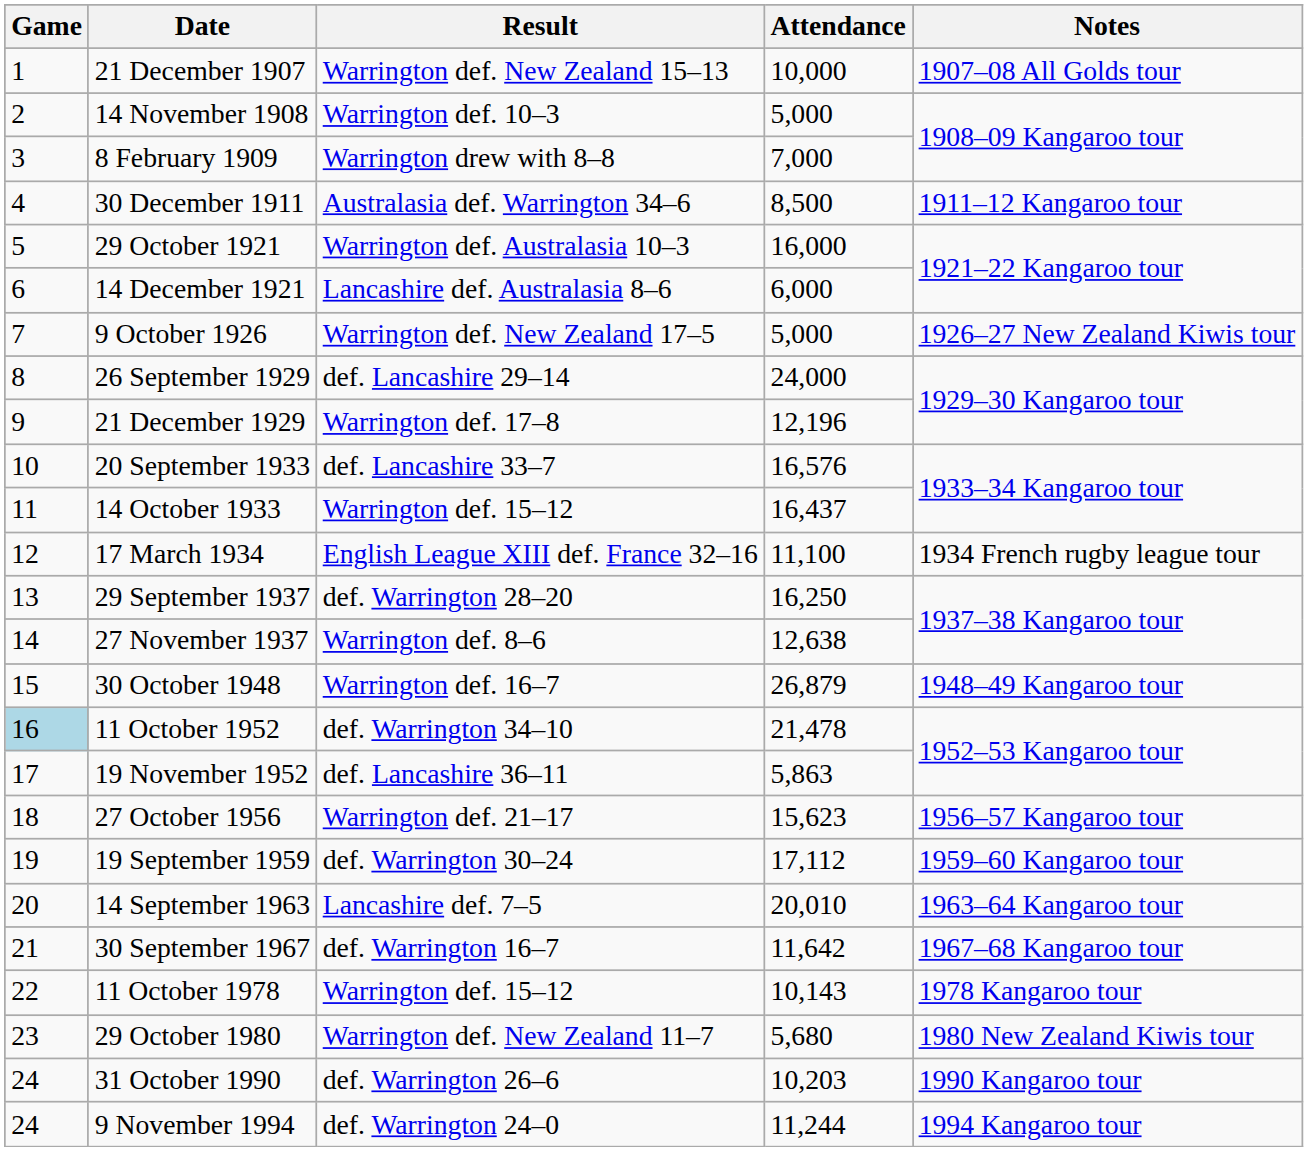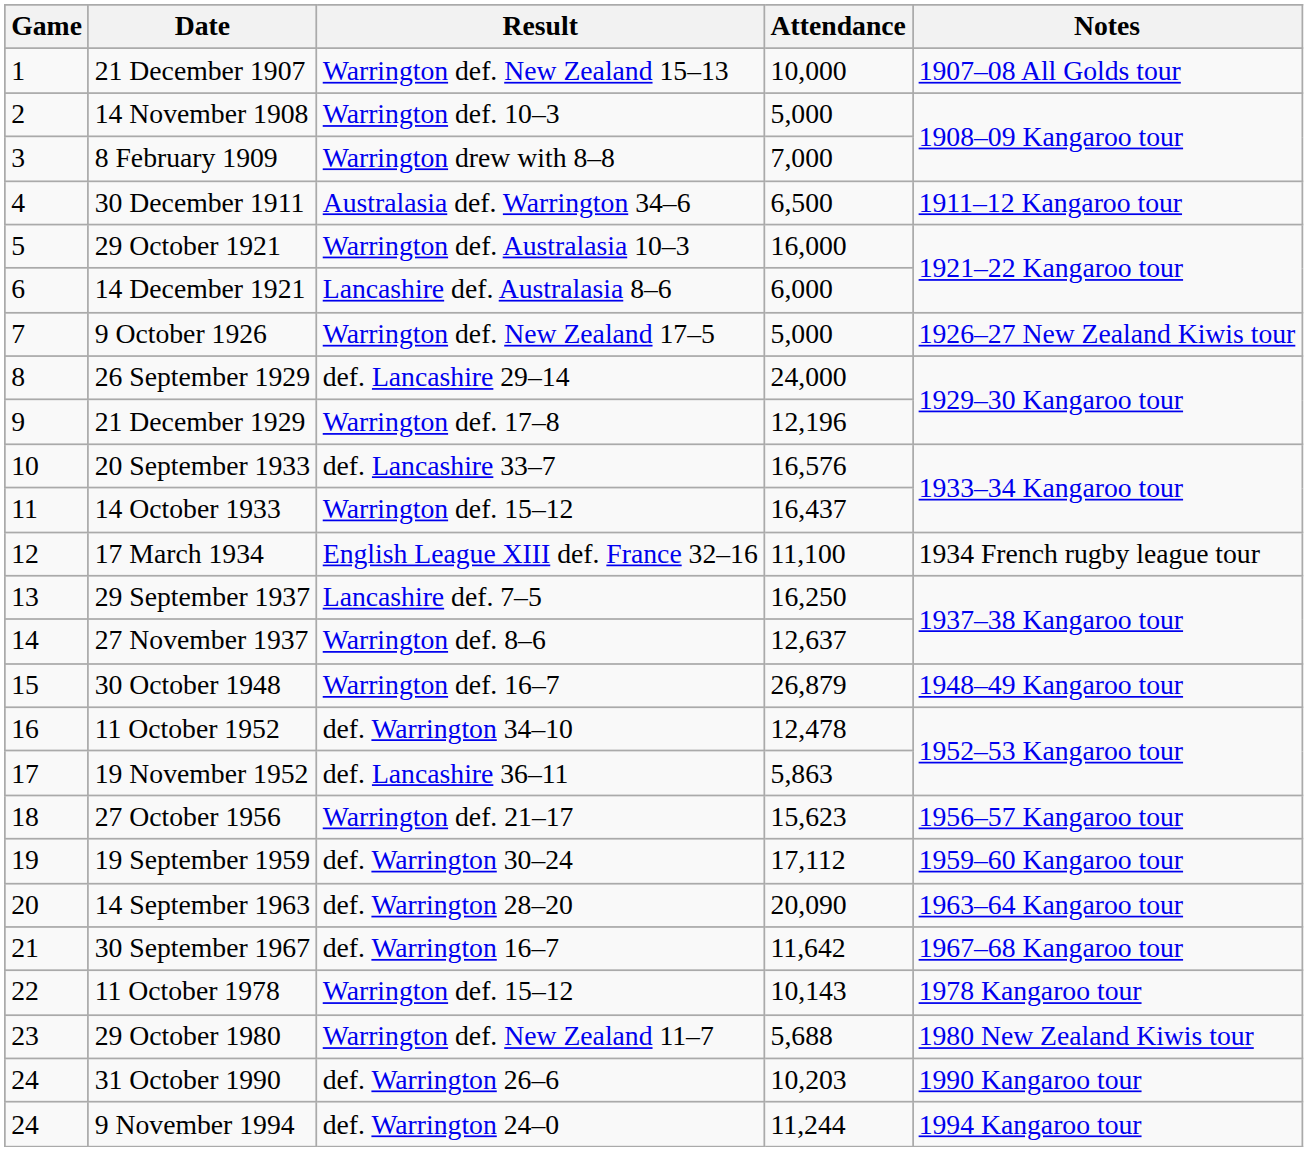(802, 202) 8,500 -> (802, 202) 6,500
(448, 597) def. Warrington 28–20 -> (432, 597) Lancashire def. 7–5
(809, 641) 12,638 -> (809, 641) 12,637
(25, 728) lightblue background -> (25, 728) no background
(809, 728) 21,478 -> (809, 728) 12,478
(432, 904) Lancashire def. 7–5 -> (448, 904) def. Warrington 28–20
(809, 904) 20,010 -> (809, 904) 20,090
(802, 1036) 5,680 -> (802, 1036) 5,688
